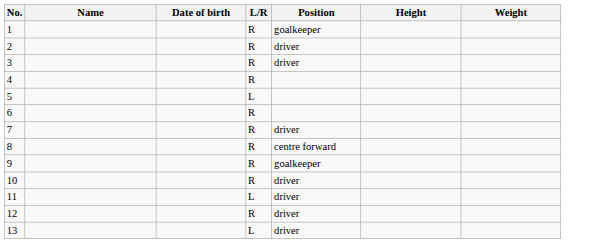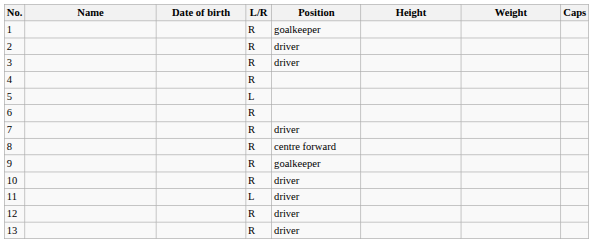+ column: (575, 12)
(251, 230) L -> (252, 230) R
